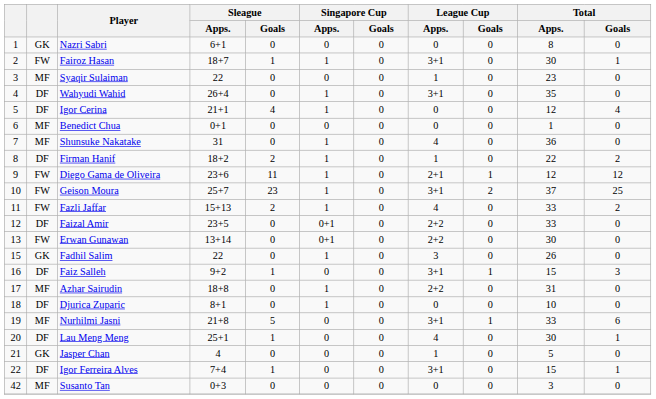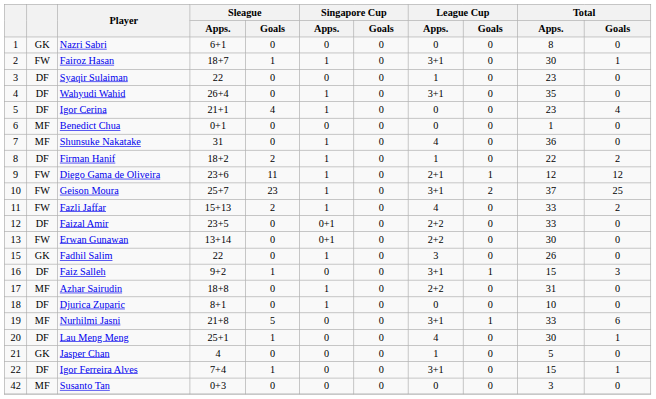(42, 77) MF -> (42, 77) DF
(551, 110) 12 -> (551, 110) 23
